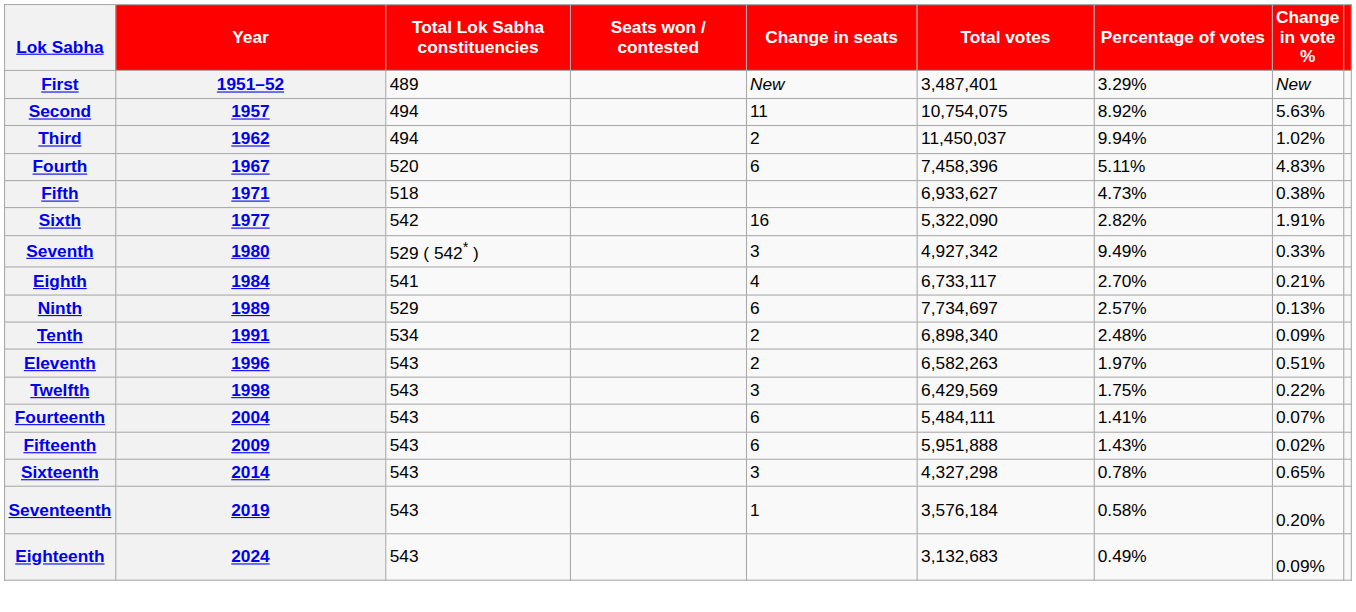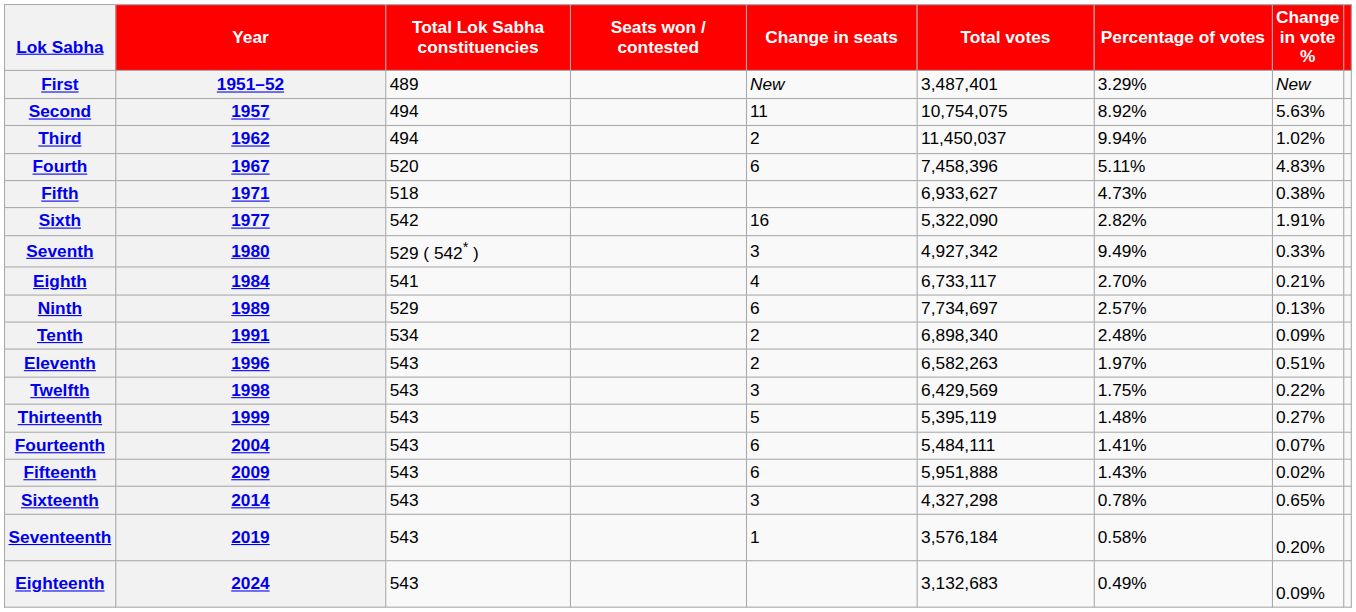+ row: (60, 418)
